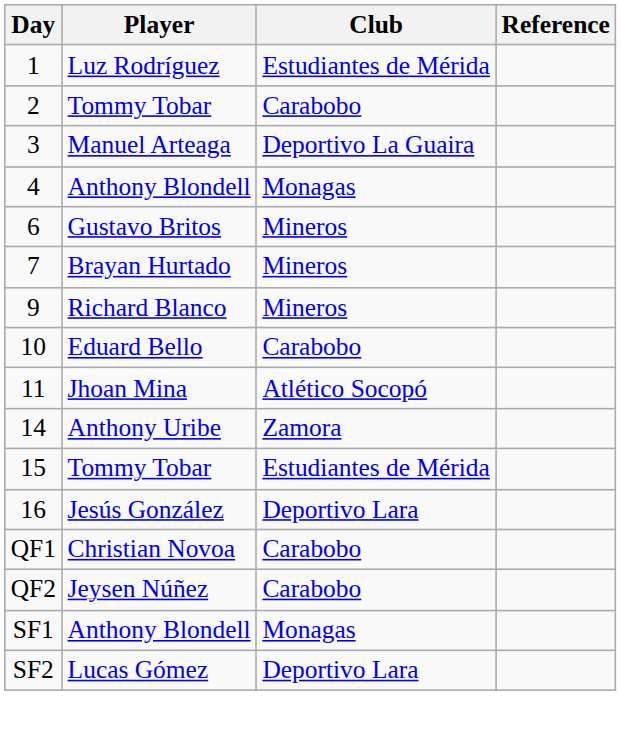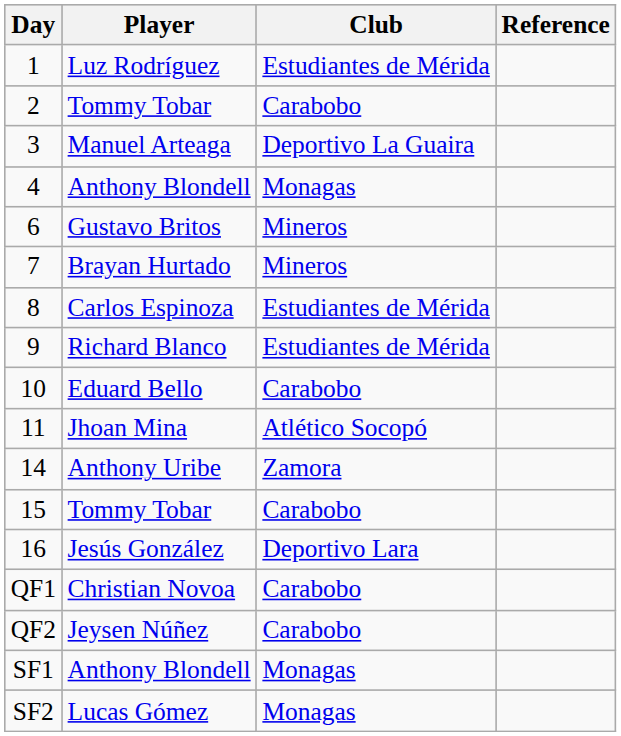+ row: (33, 307)
(305, 307) Mineros -> (376, 347) Estudiantes de Mérida
(376, 468) Estudiantes de Mérida -> (312, 508) Carabobo
(340, 670) Deportivo Lara -> (309, 710) Monagas
